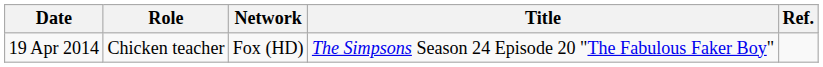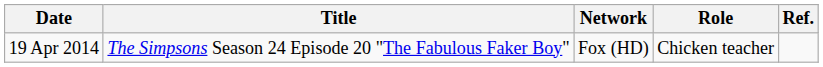columns swapped: (543, 18) <-> (166, 18)
